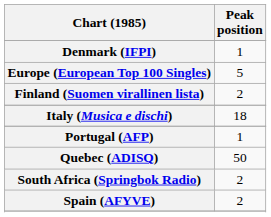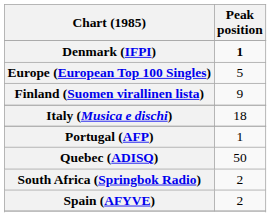(240, 51) normal -> (240, 51) bold
(240, 94) 2 -> (240, 94) 9
